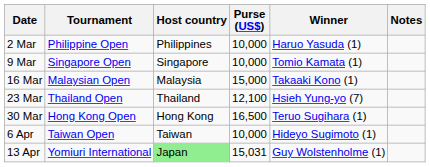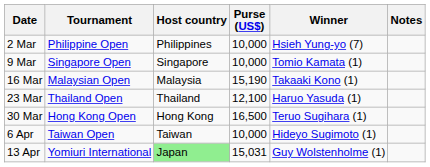(317, 44) Haruo Yasuda (1) -> (318, 44) Hsieh Yung-yo (7)
(249, 80) 15,000 -> (249, 80) 15,190
(318, 99) Hsieh Yung-yo (7) -> (317, 99) Haruo Yasuda (1)
